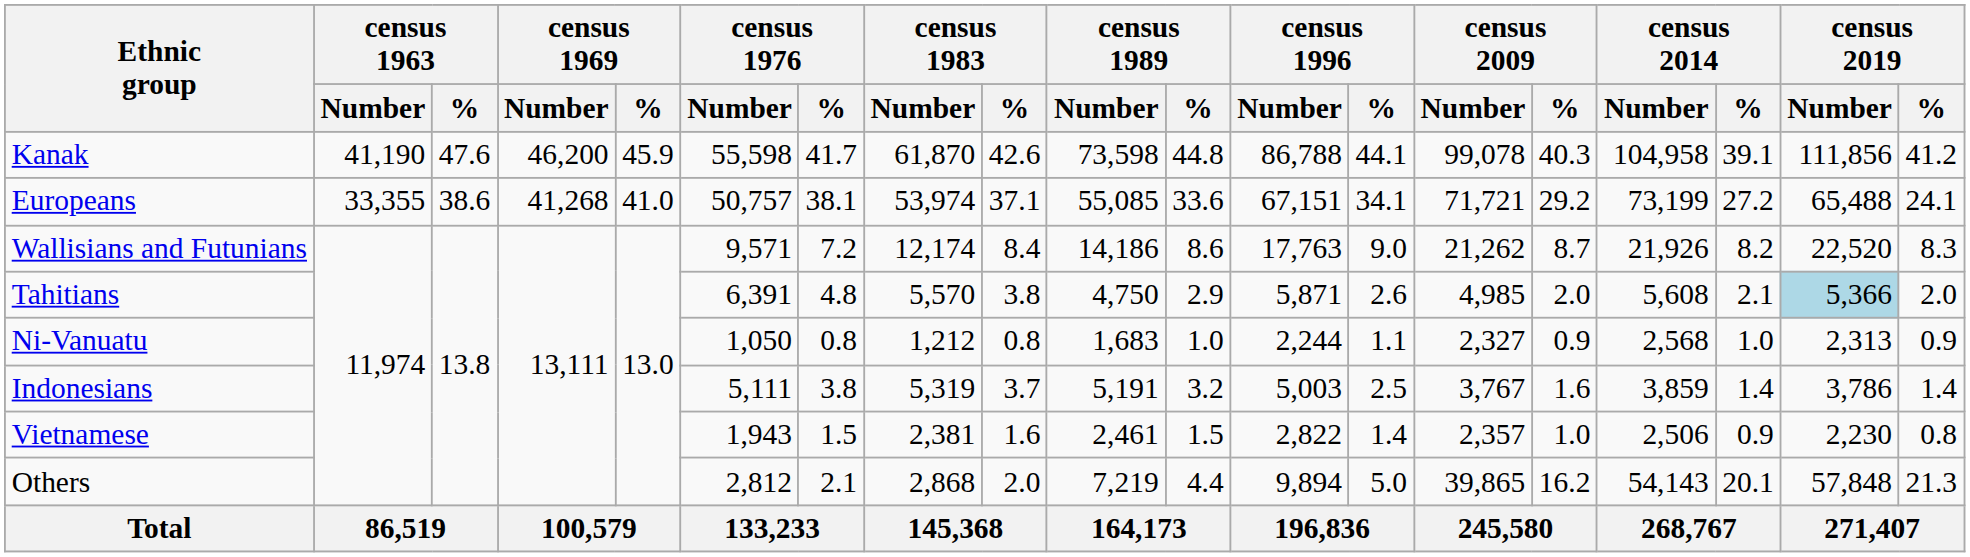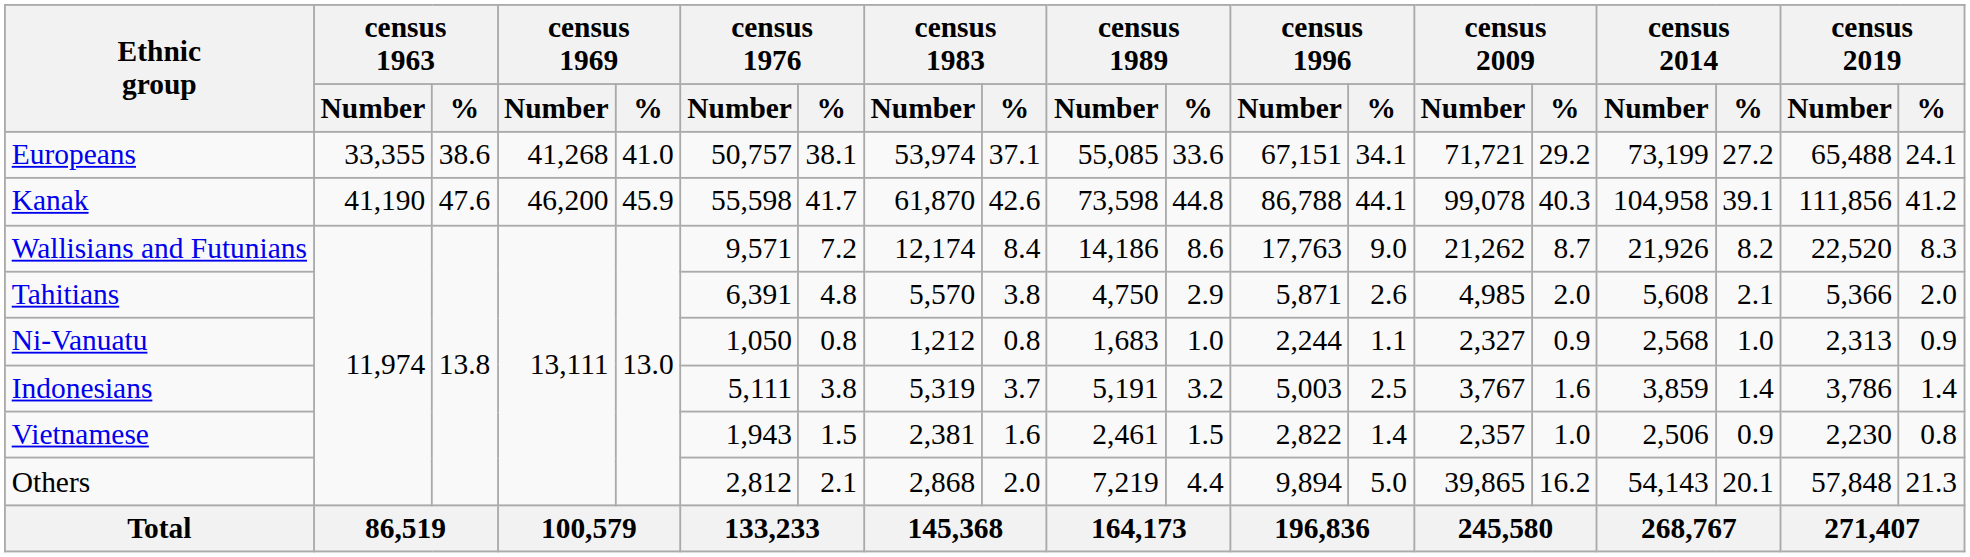rows swapped: (50, 154) <-> (74, 201)
(1859, 294) lightblue background -> (1859, 294) no background
